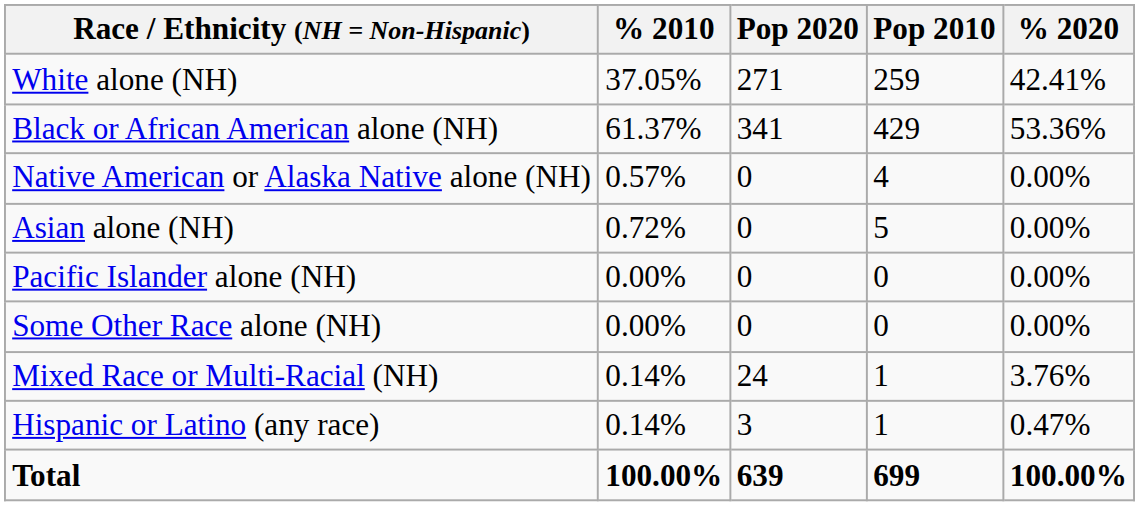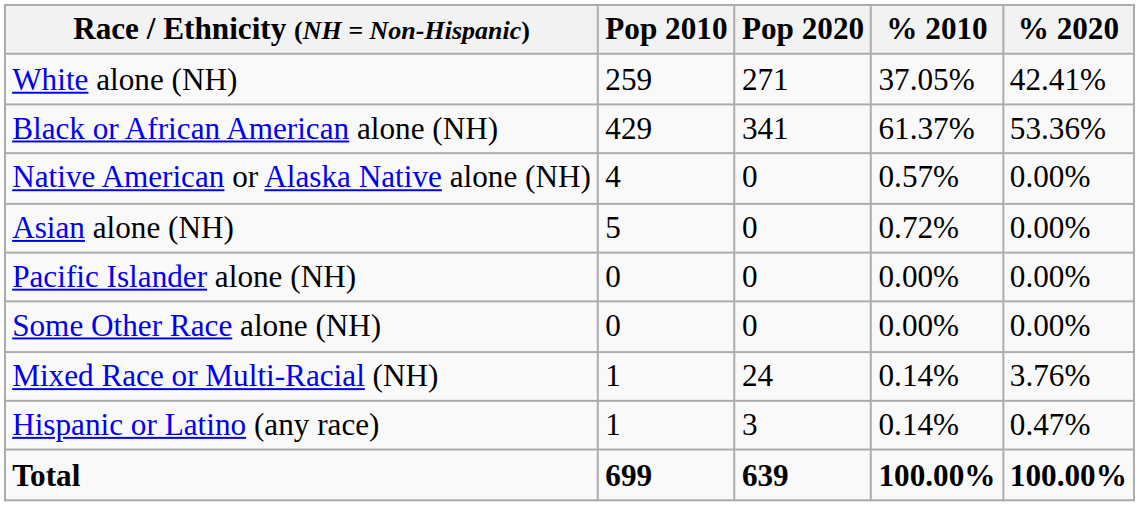columns swapped: (934, 29) <-> (664, 29)
